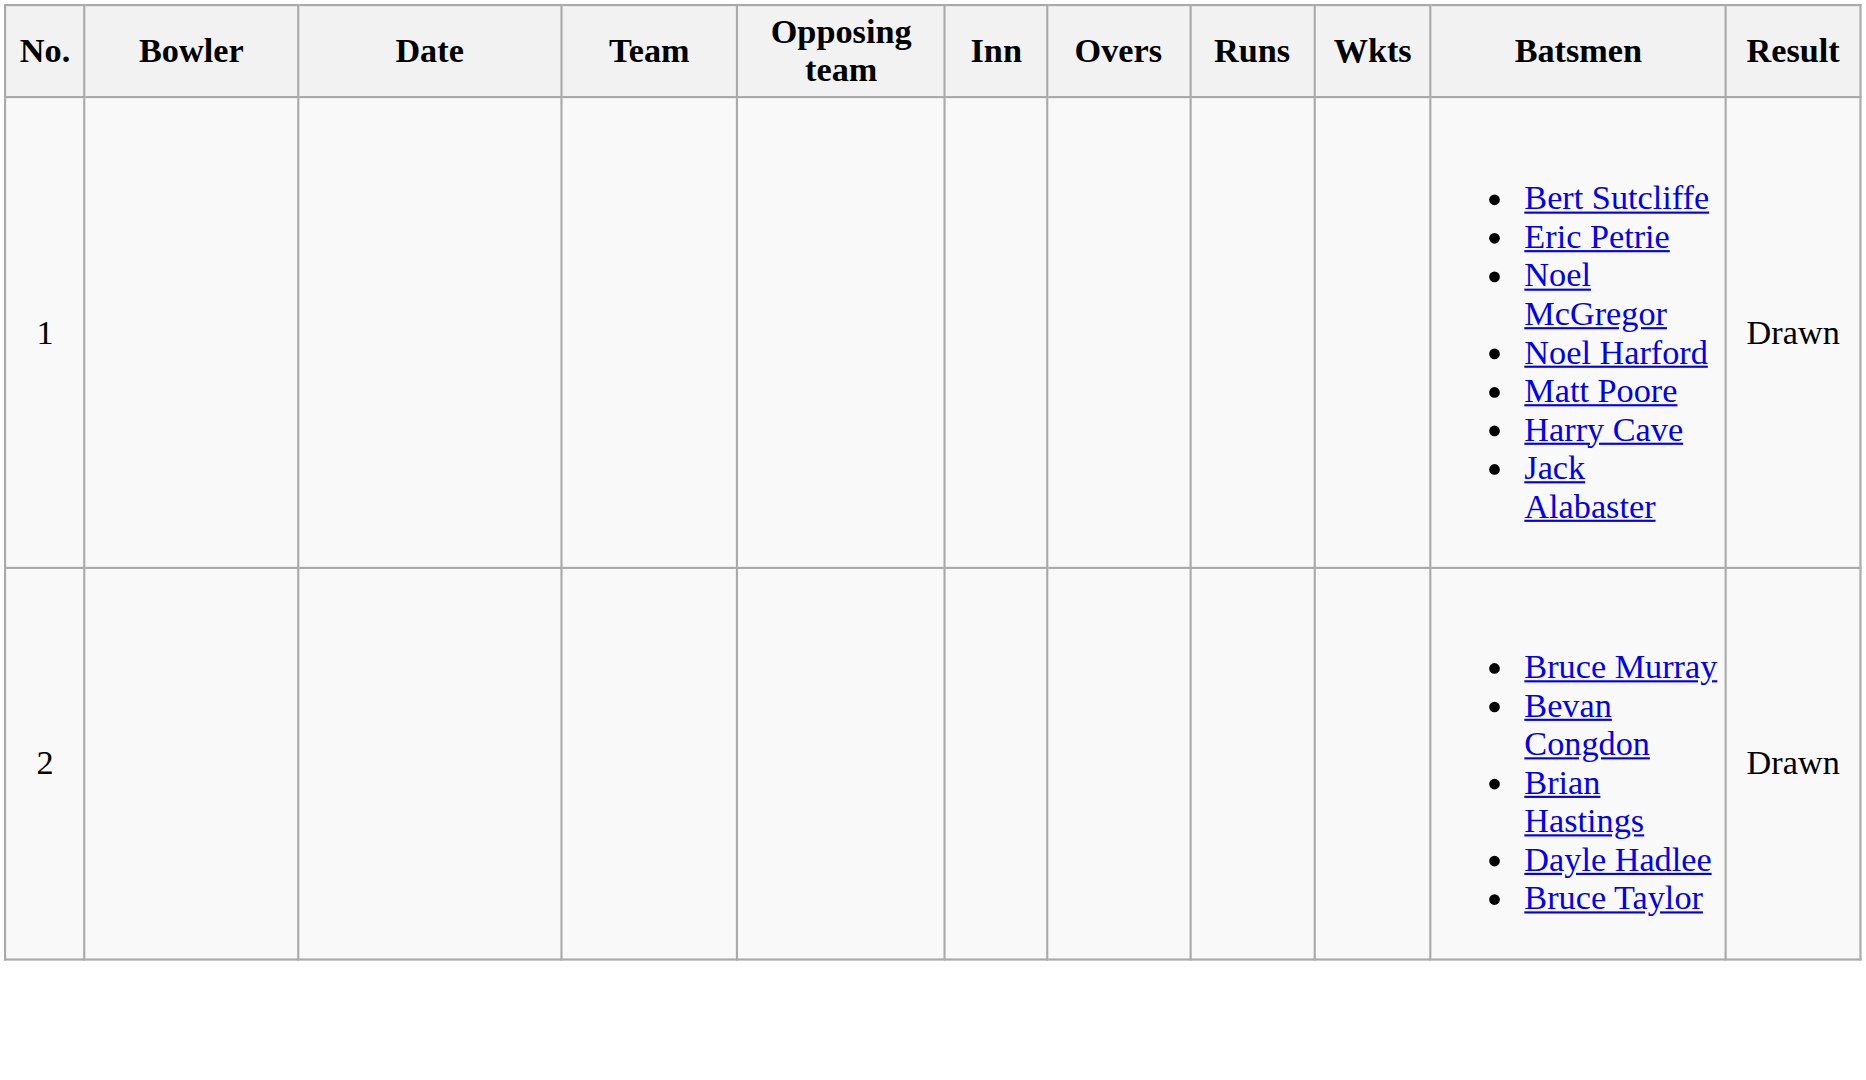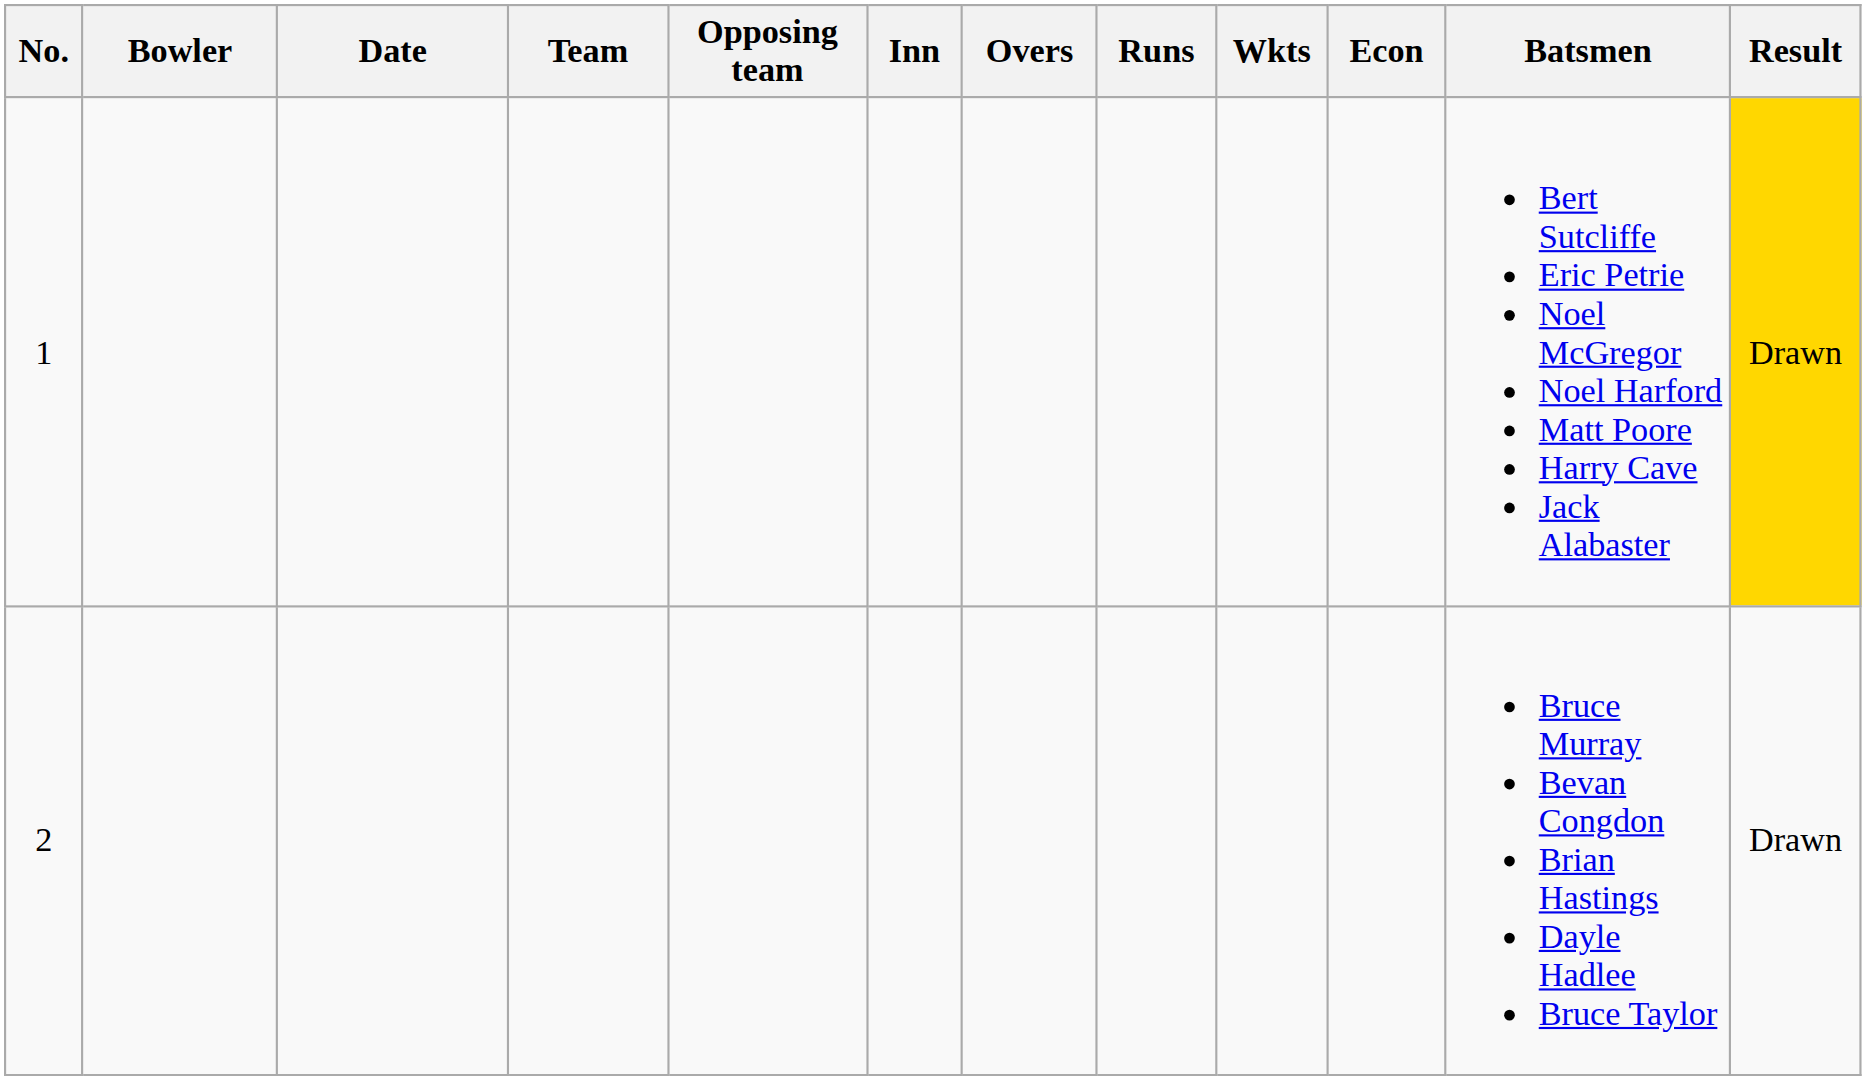+ column: (1387, 50)
(1793, 332) no background -> (1796, 351) gold background
